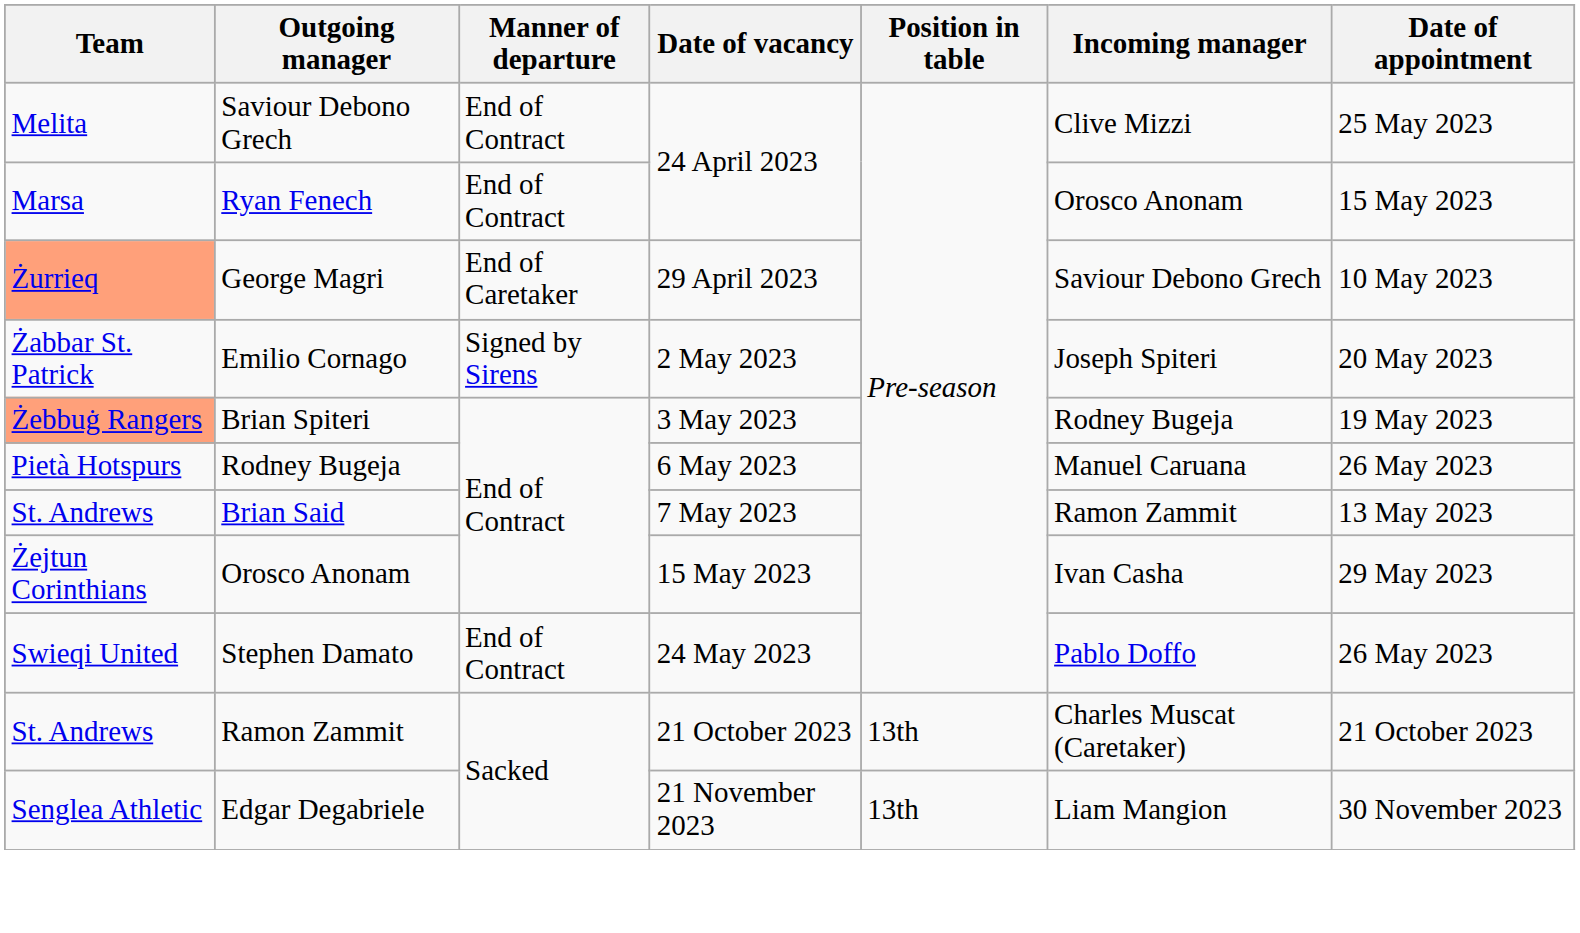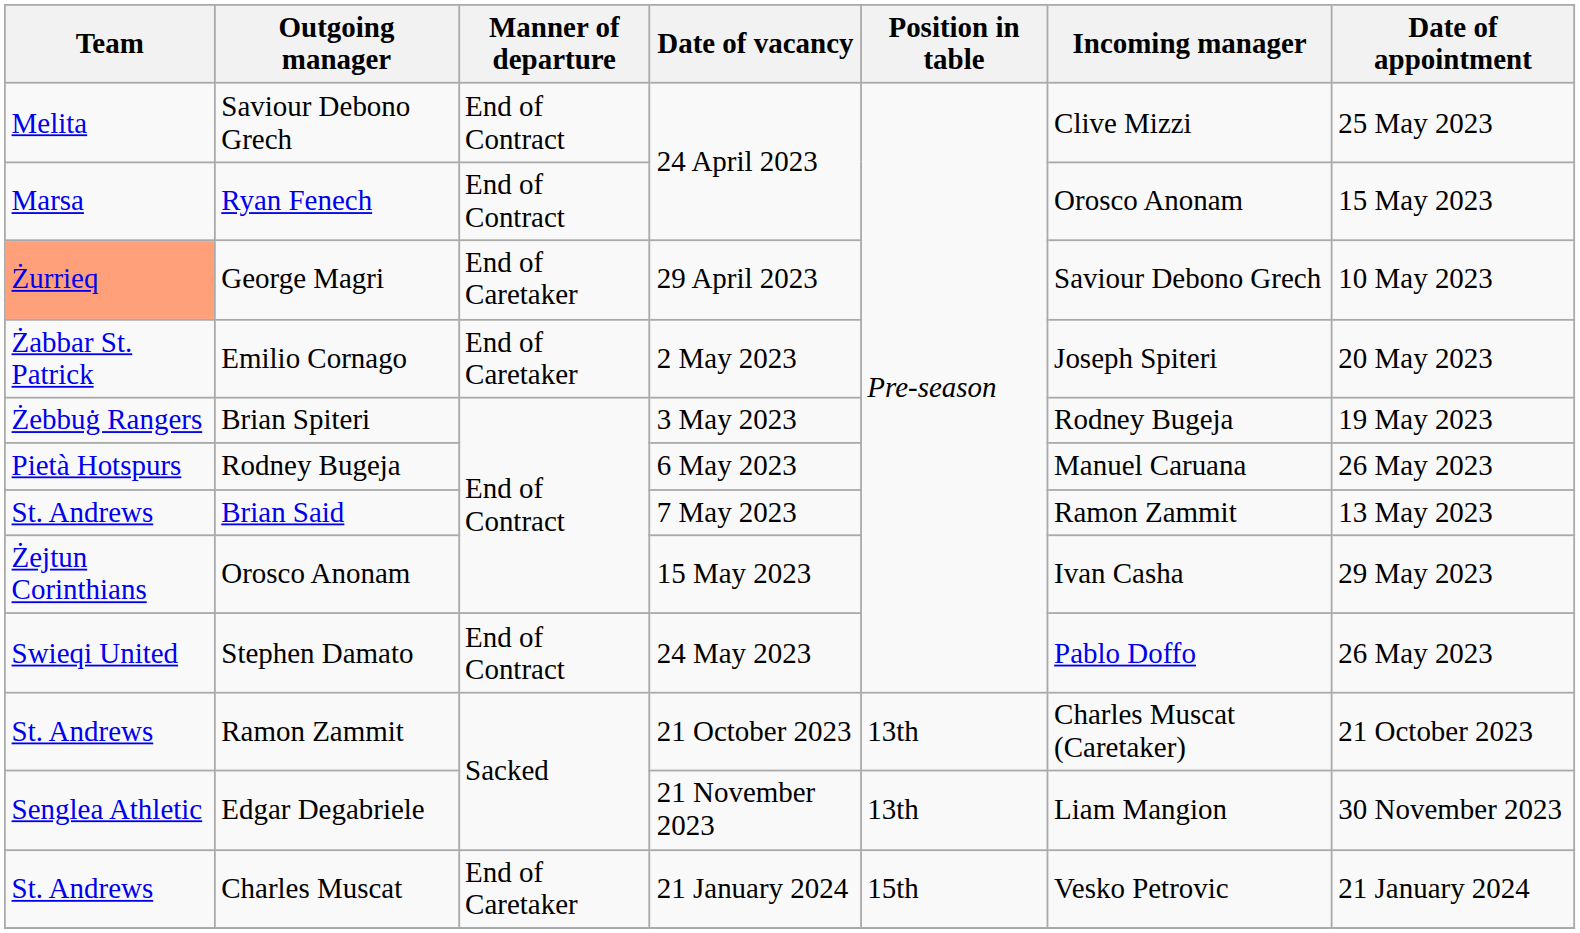(523, 357) Signed by Sirens -> (521, 357) End of Caretaker
(107, 420) lightsalmon background -> (107, 420) no background
+ row: (312, 888)
